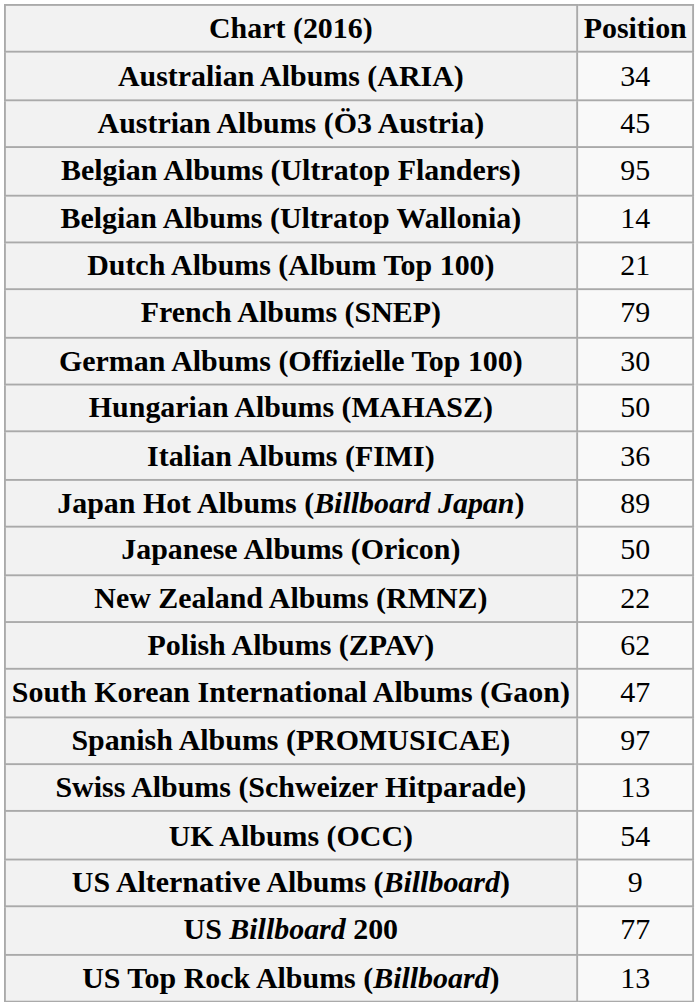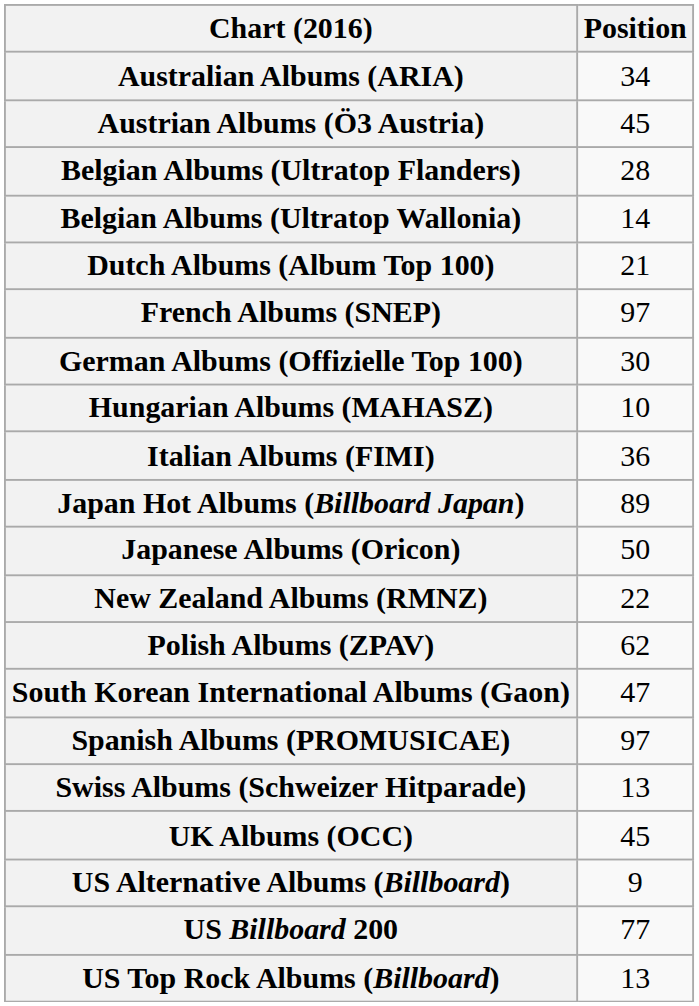(635, 170) 95 -> (635, 170) 28
(635, 312) 79 -> (635, 312) 97
(635, 407) 50 -> (635, 407) 10
(635, 834) 54 -> (635, 834) 45
